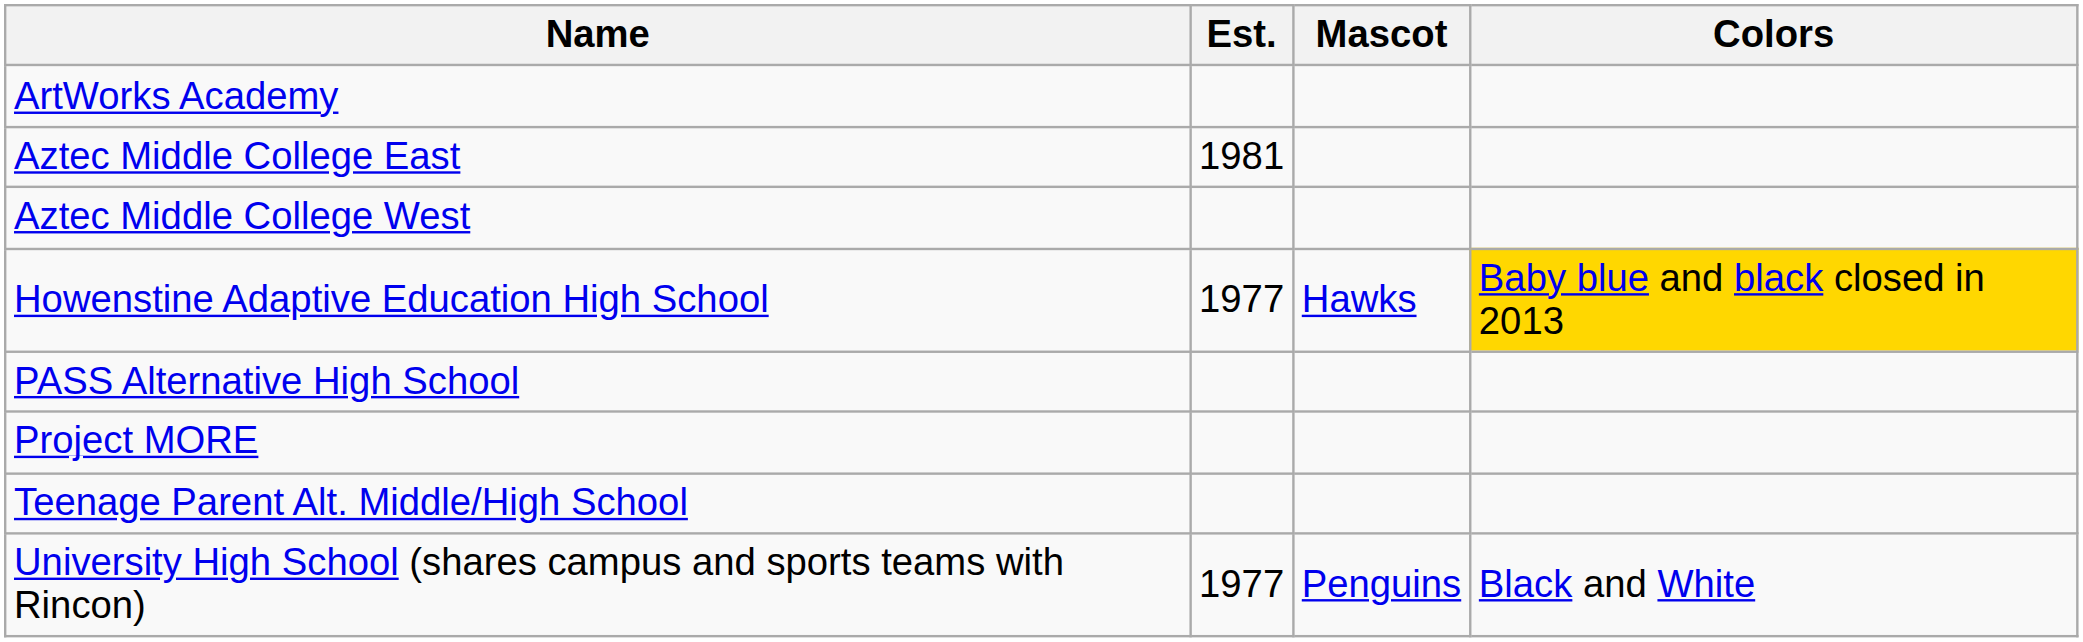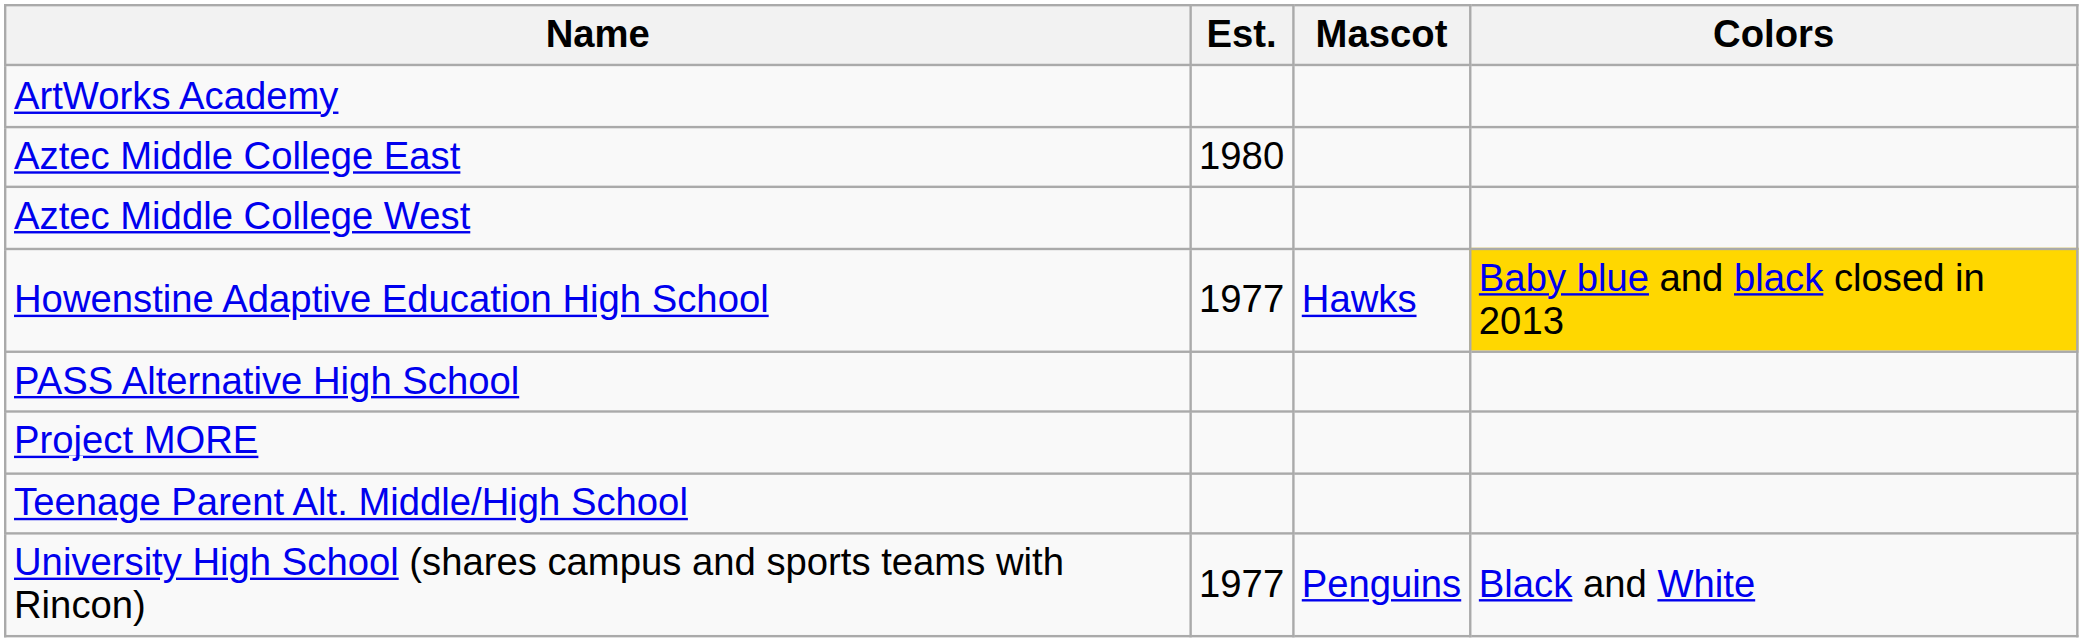(1242, 156) 1981 -> (1242, 156) 1980
